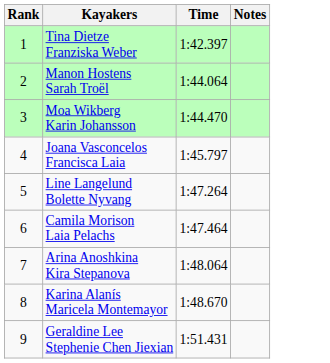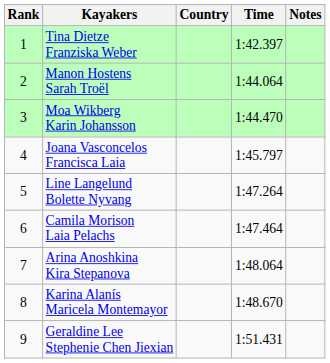+ column: (204, 15)
